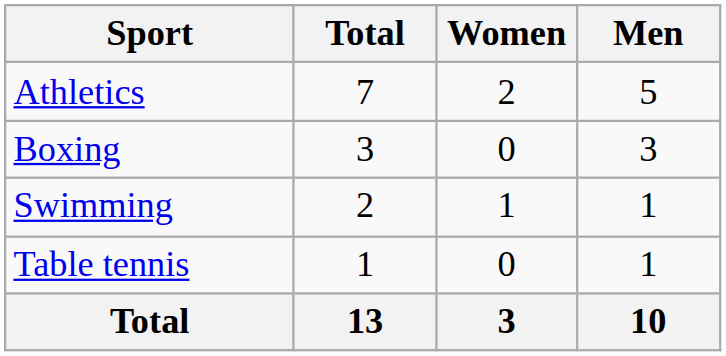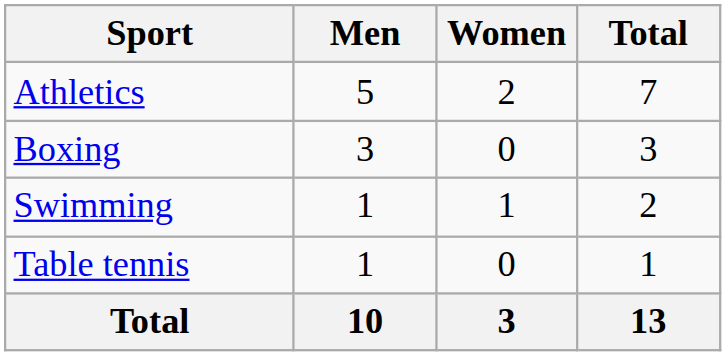columns swapped: (648, 33) <-> (365, 33)
